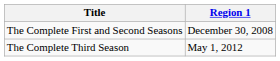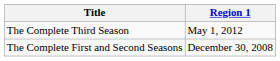rows swapped: (95, 30) <-> (68, 47)
